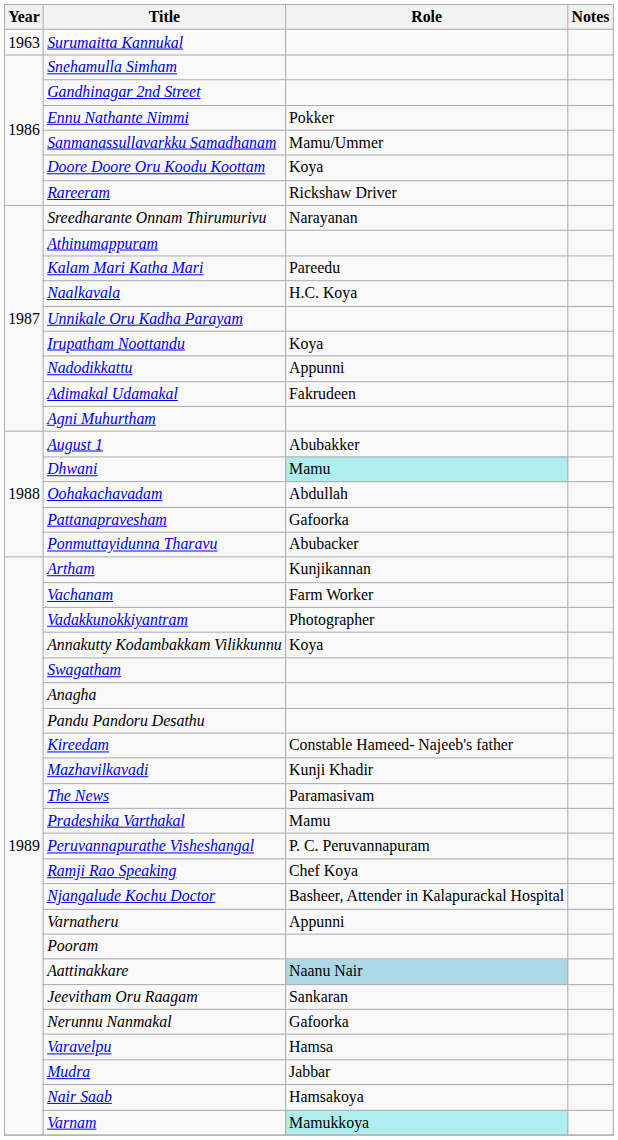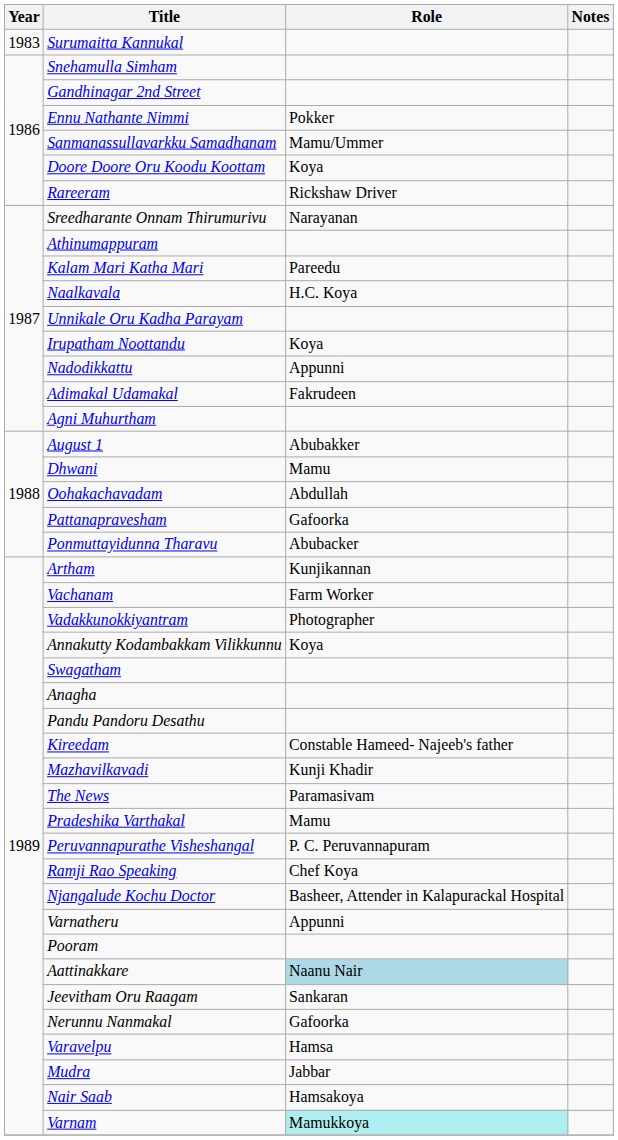(24, 42) 1963 -> (24, 42) 1983
(310, 469) paleturquoise background -> (310, 469) no background
